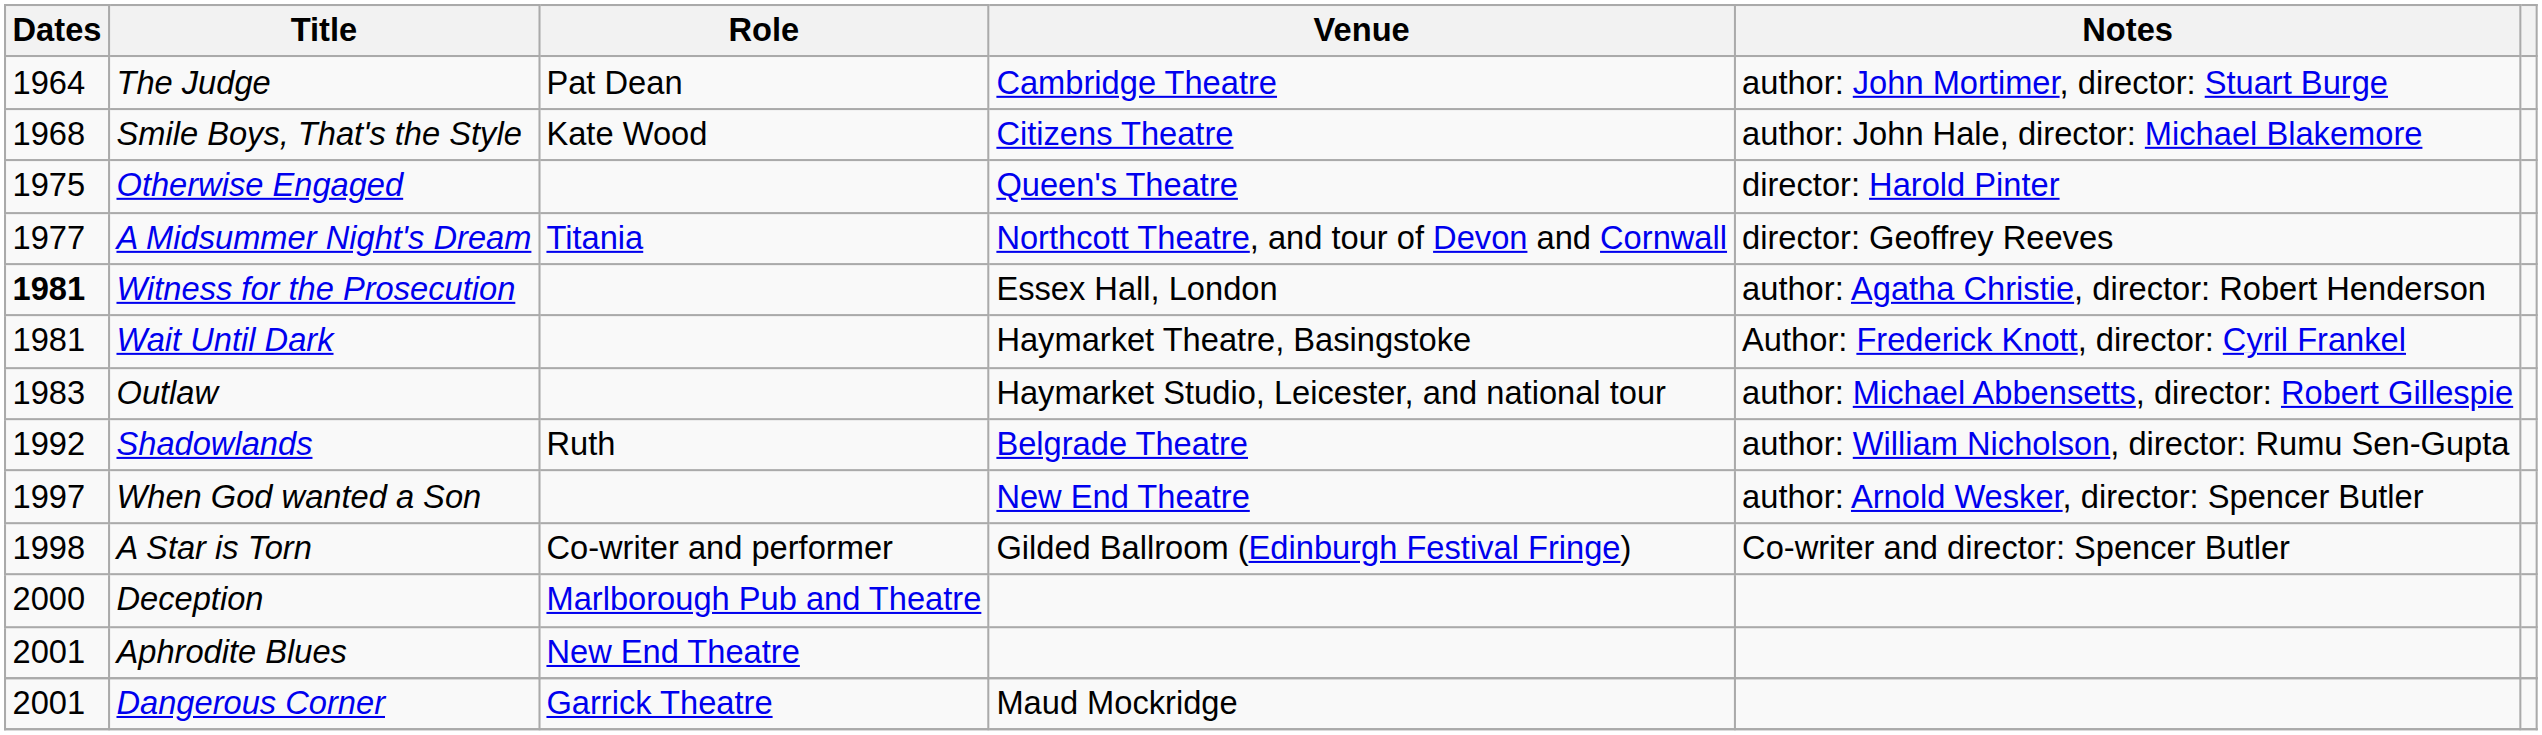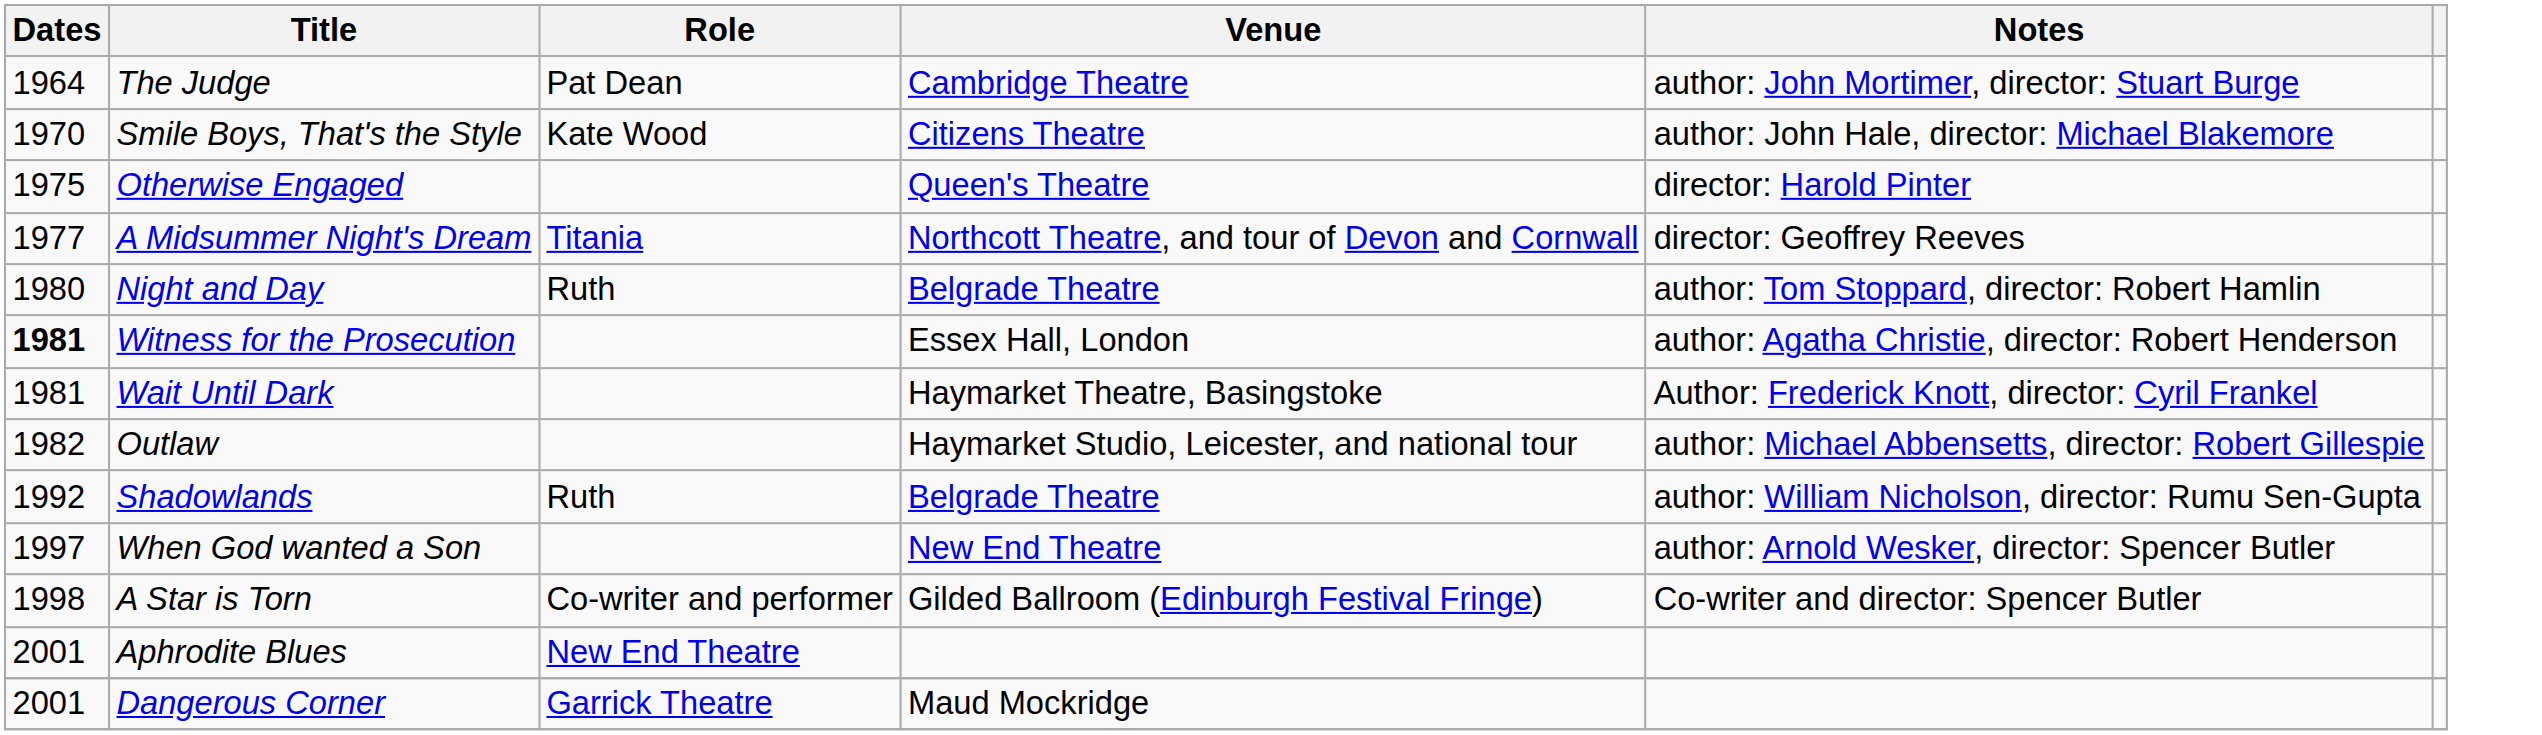(49, 133) 1968 -> (49, 133) 1970
+ row: (220, 289)
(49, 392) 1983 -> (49, 444) 1982
- row: (190, 599)
